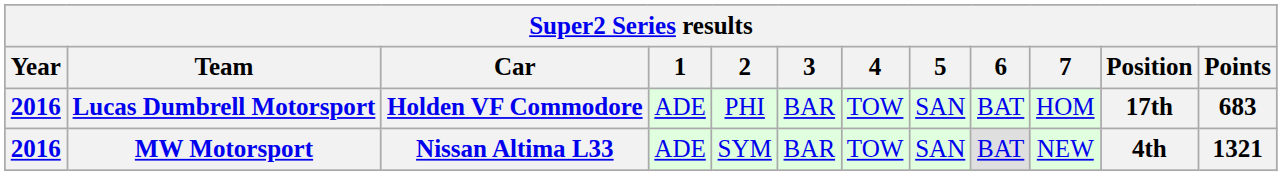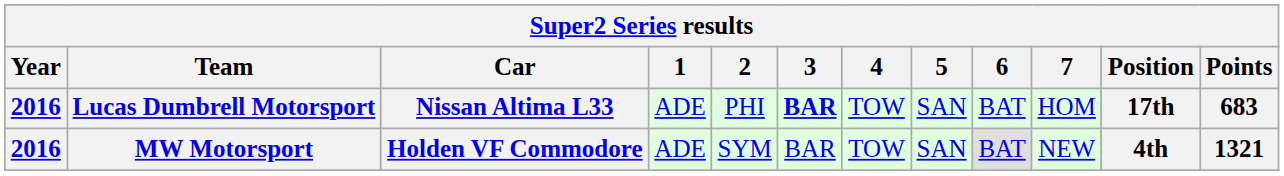(515, 108) Holden VF Commodore -> (515, 108) Nissan Altima L33
(809, 108) normal -> (810, 108) bold
(515, 149) Nissan Altima L33 -> (515, 149) Holden VF Commodore
